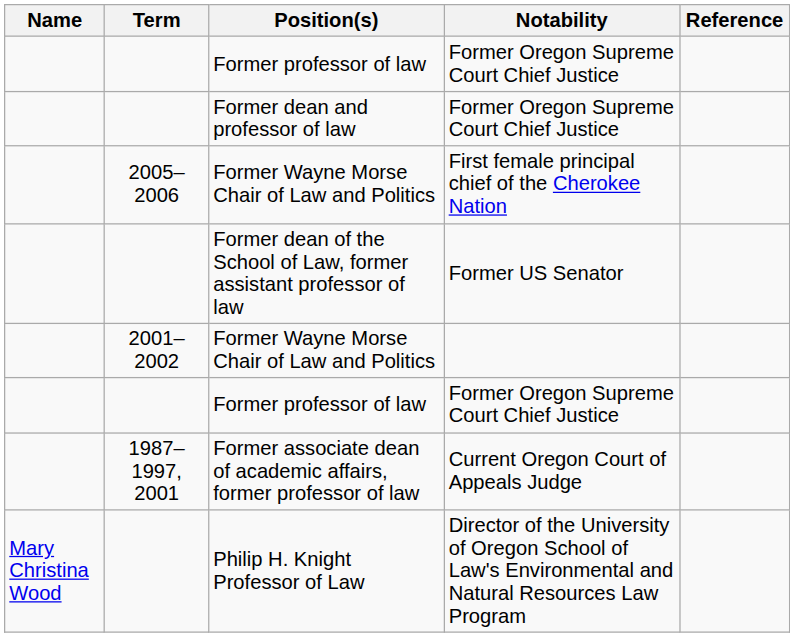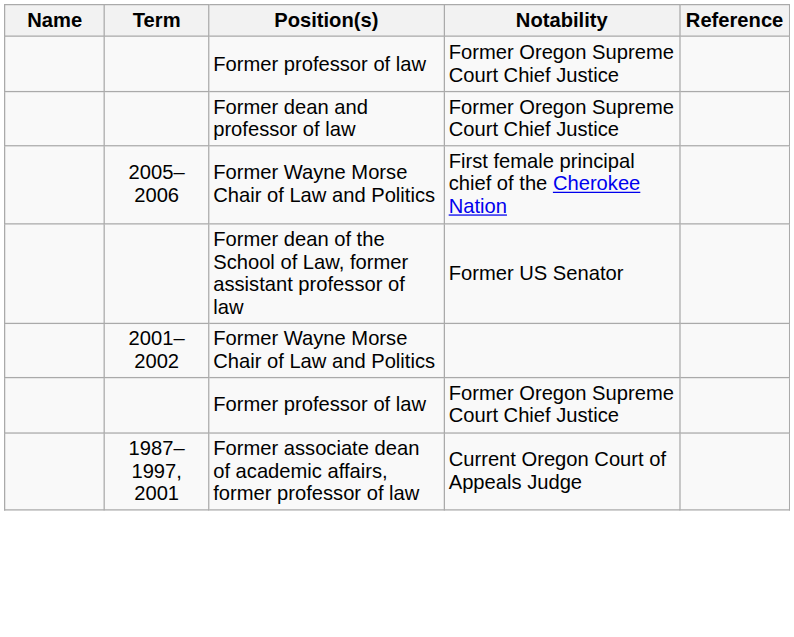- row: (289, 571)
